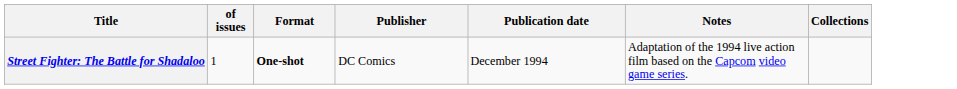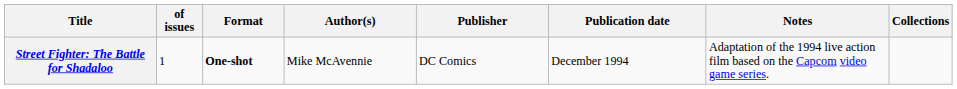+ column: (350, 20)
